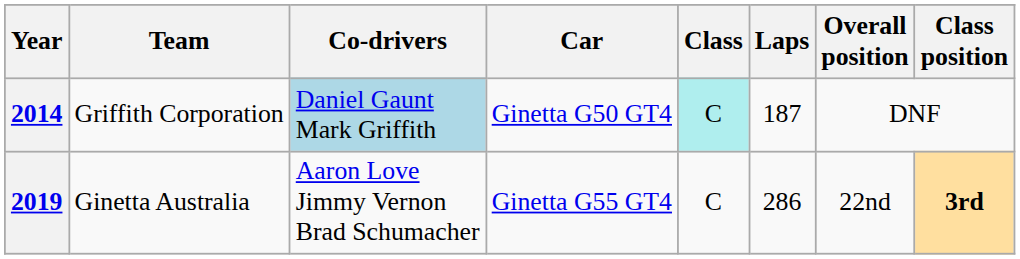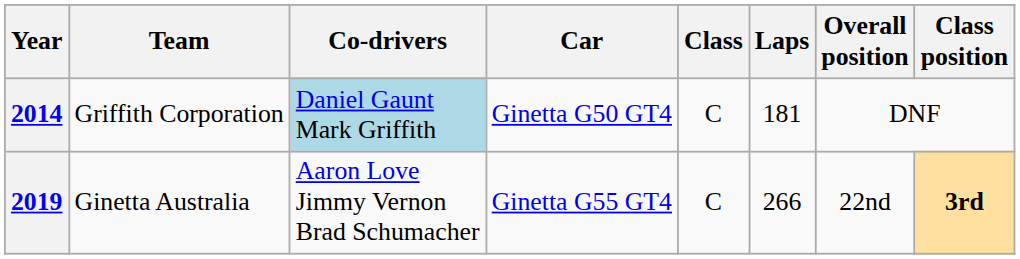(713, 114) paleturquoise background -> (713, 114) no background
(782, 114) 187 -> (782, 114) 181
(782, 202) 286 -> (782, 202) 266
